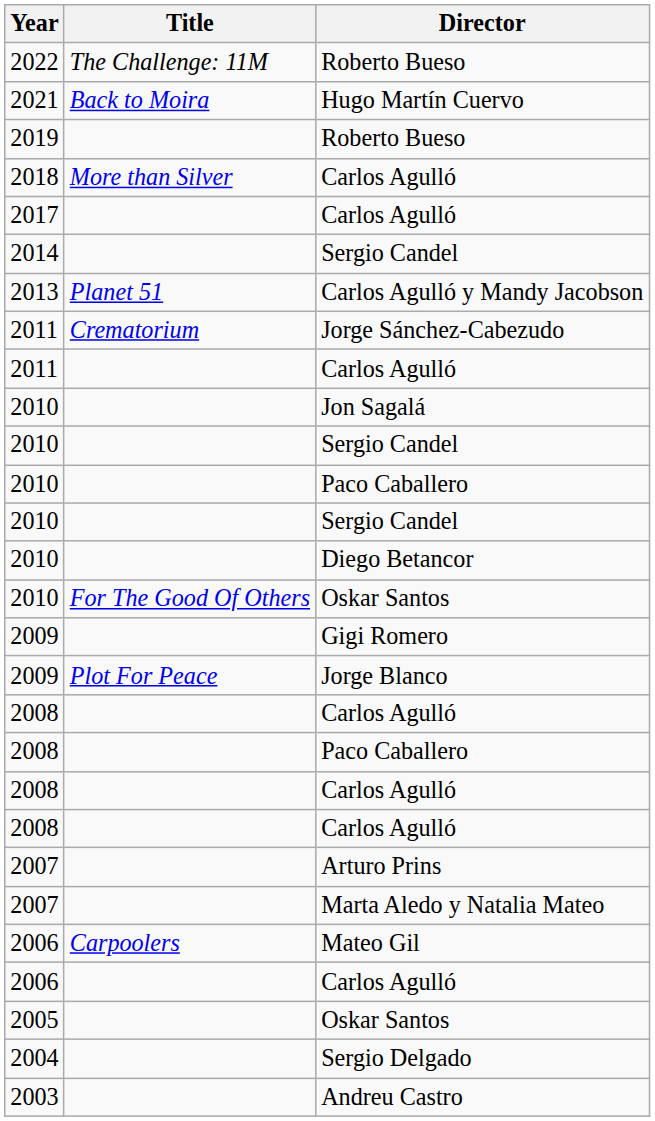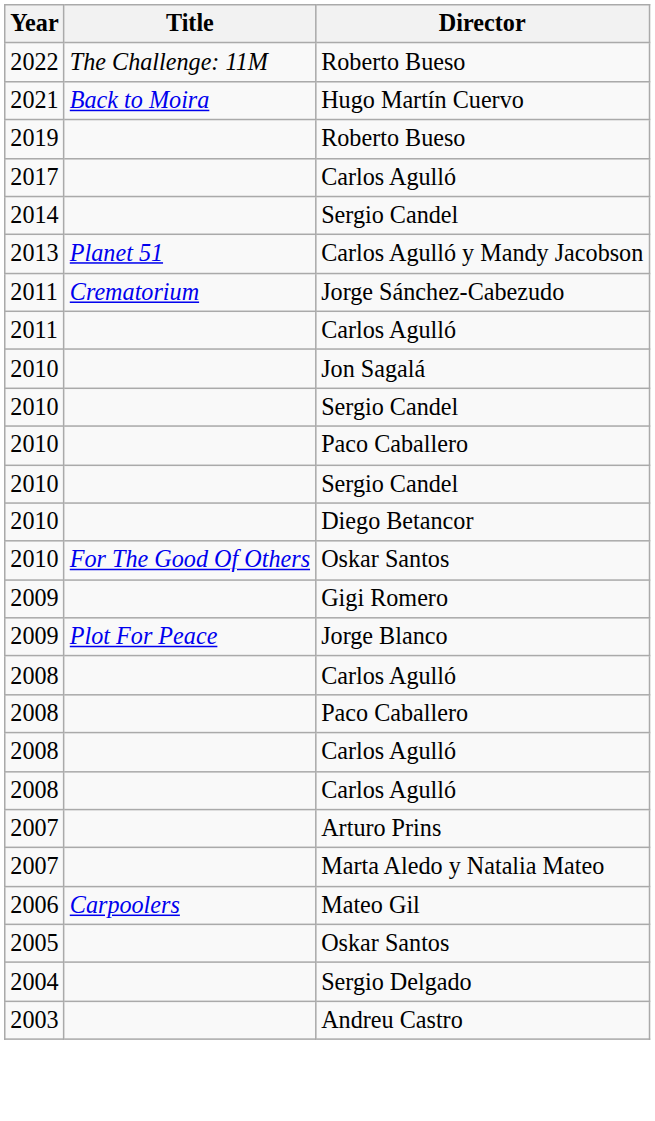- row: (34, 176)
- row: (34, 981)
